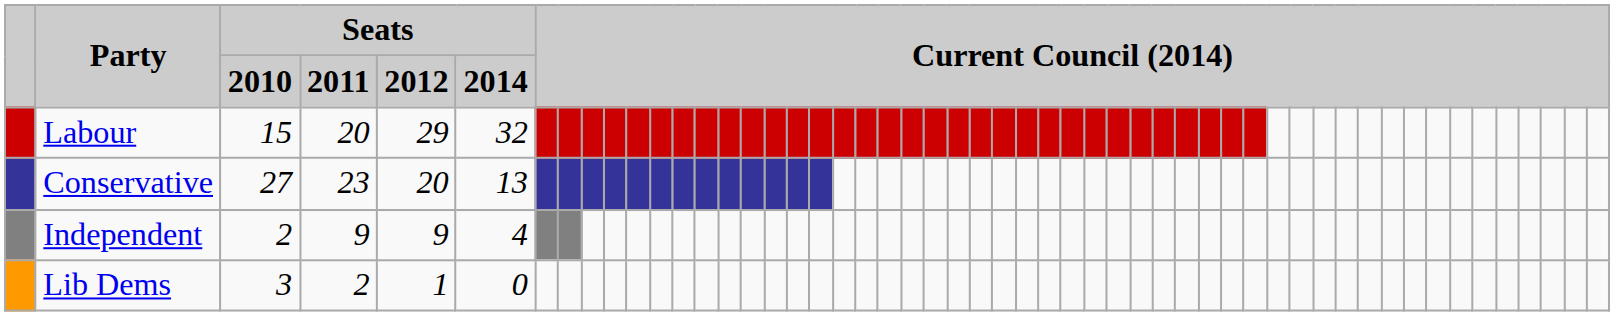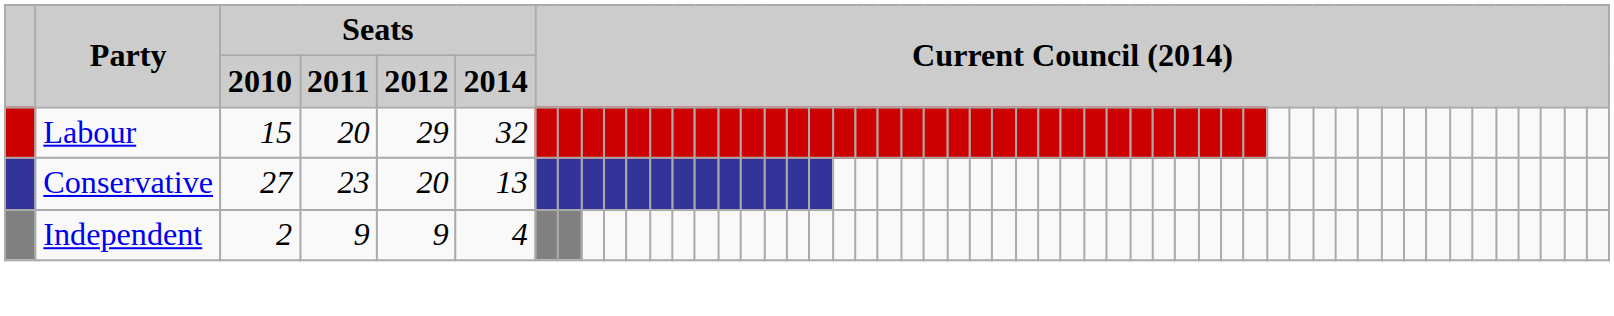- row: (107, 285)
